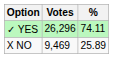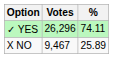(57, 45) 9,469 -> (57, 45) 9,467
